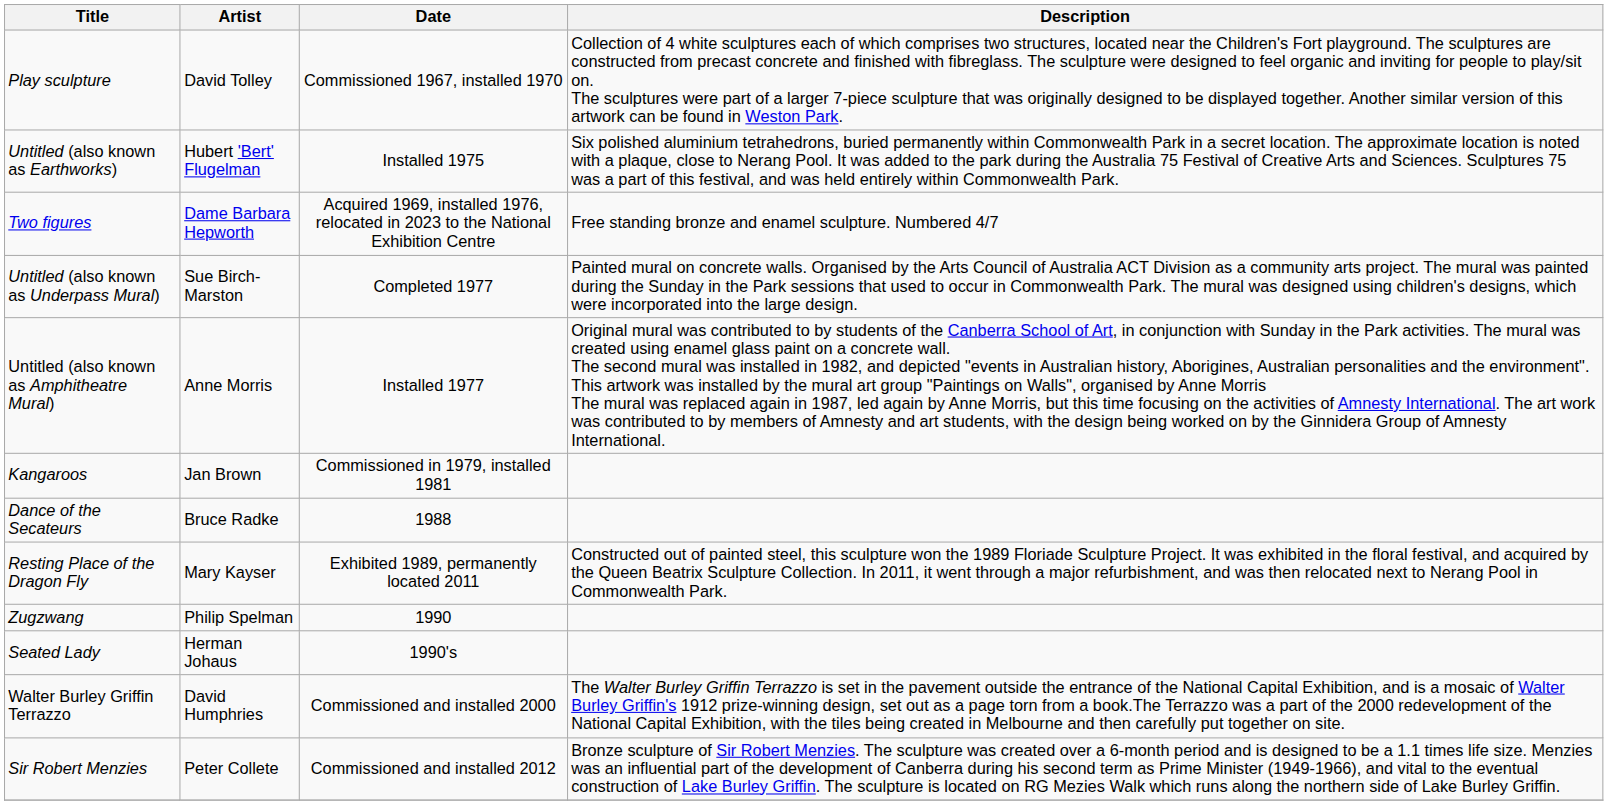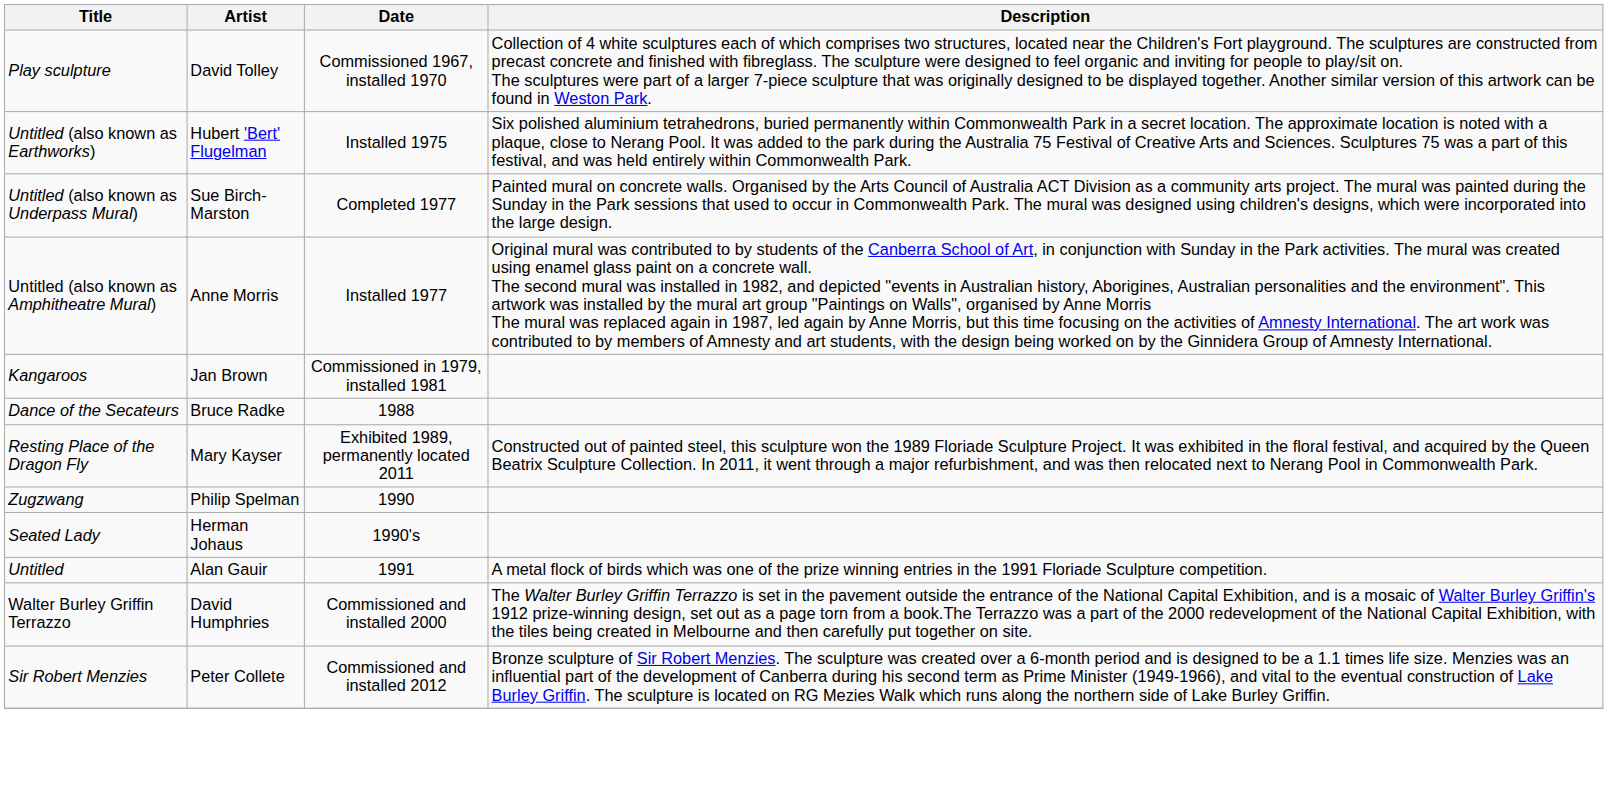- row: (50, 223)
+ row: (36, 570)
